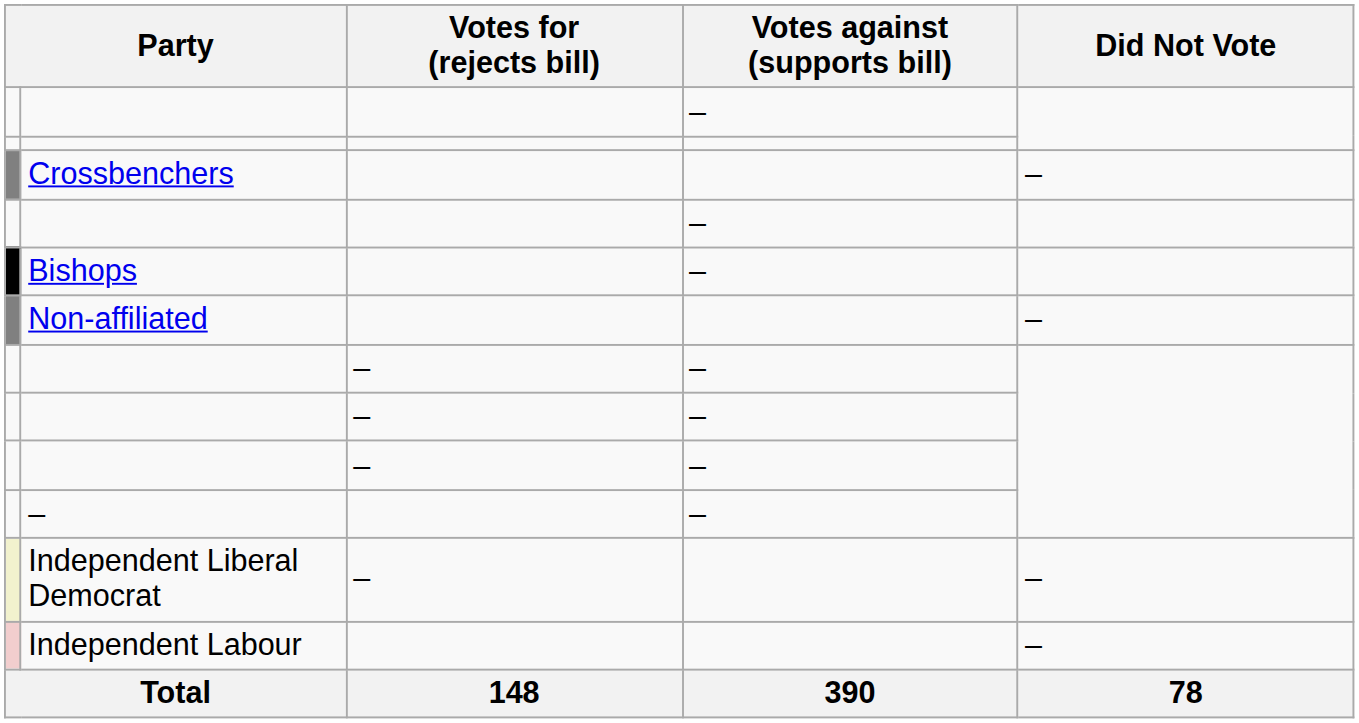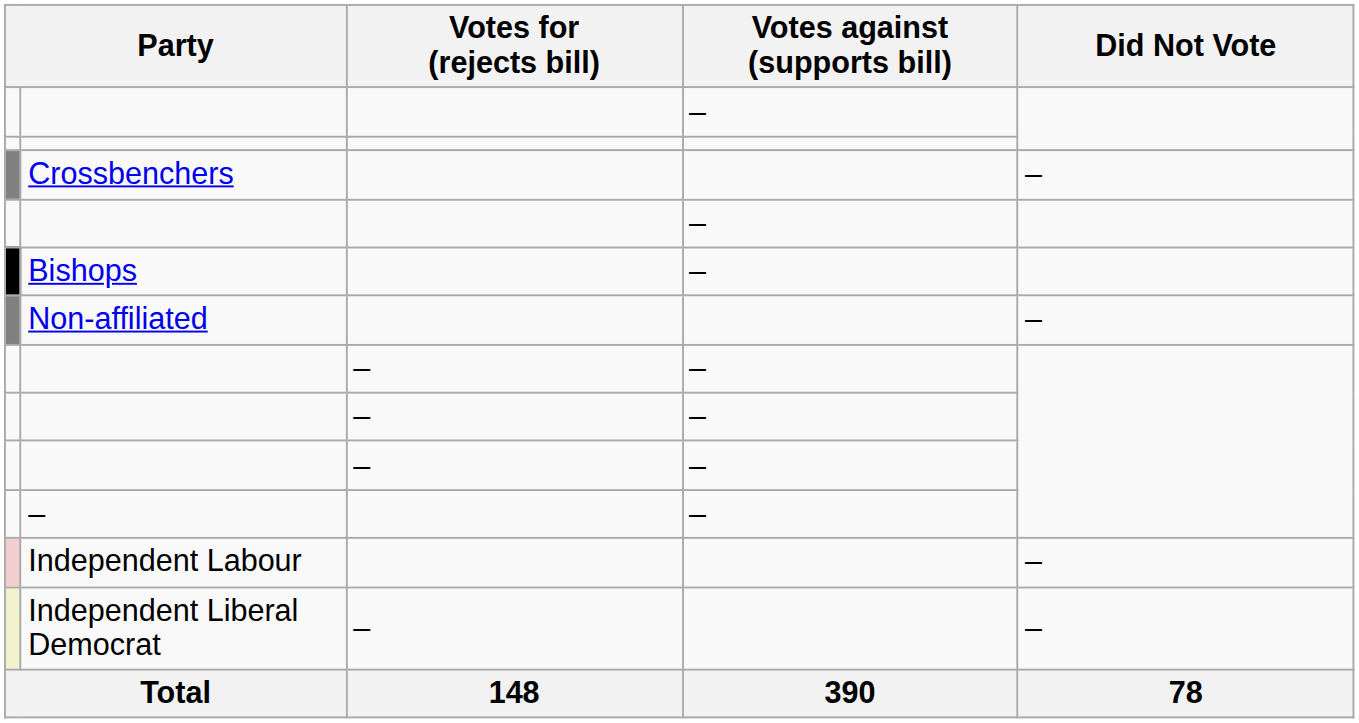rows swapped: (165, 644) <-> (163, 579)
